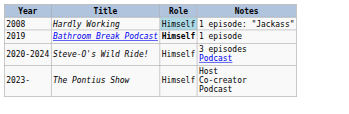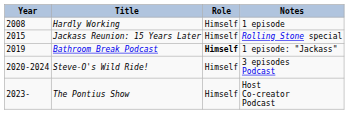(178, 24) lightblue background -> (221, 24) no background
(247, 24) 1 episode: "Jackass" -> (263, 24) 1 episode
+ row: (127, 37)
(220, 37) 1 episode -> (290, 50) 1 episode: "Jackass"
